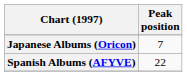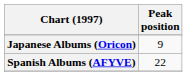(160, 44) 7 -> (160, 44) 9
